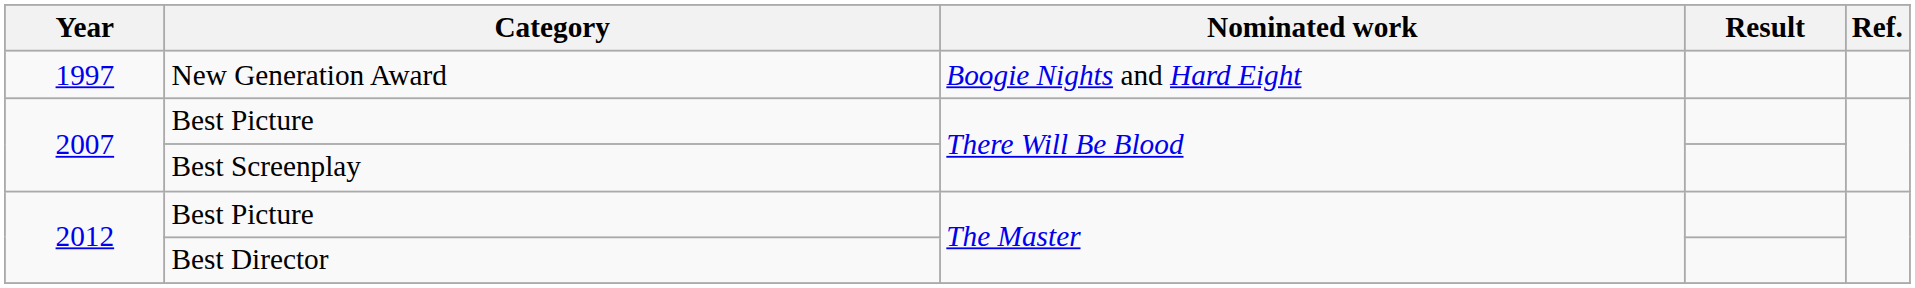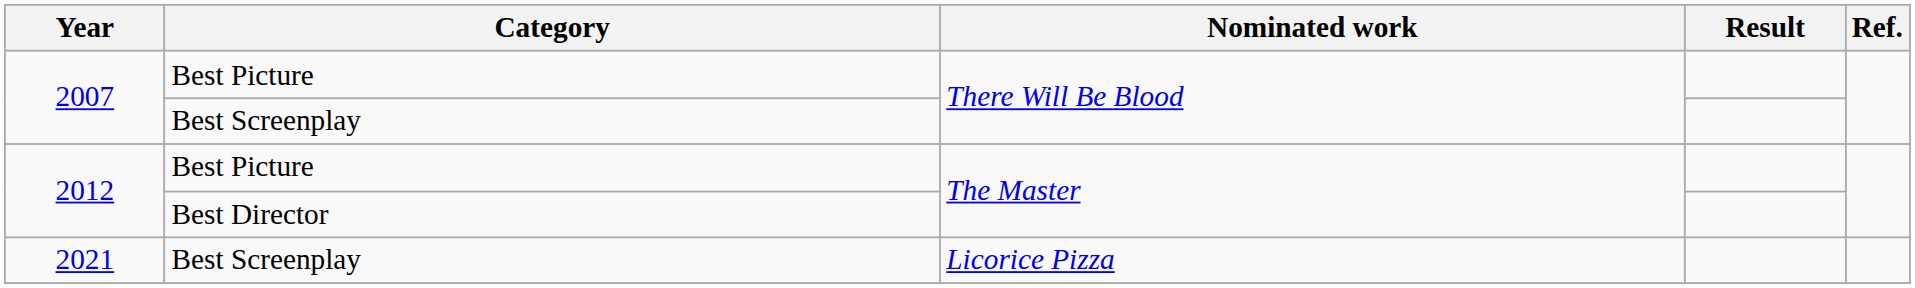- row: (85, 74)
+ row: (85, 259)
